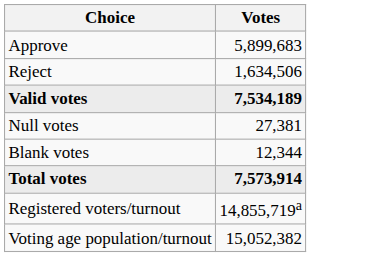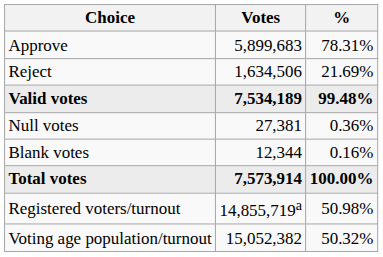+ column: (342, 17)
